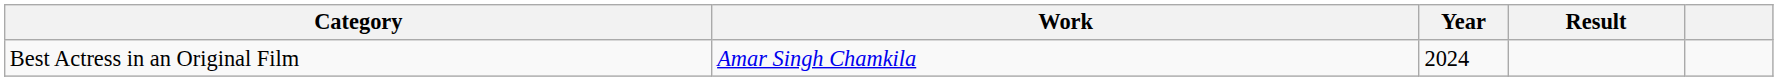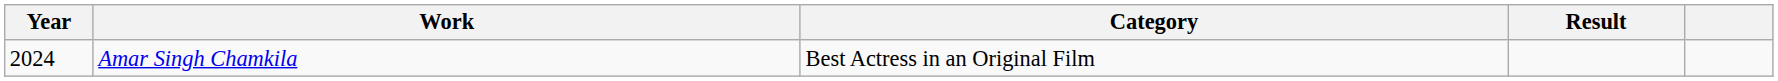columns swapped: (1463, 22) <-> (358, 22)
